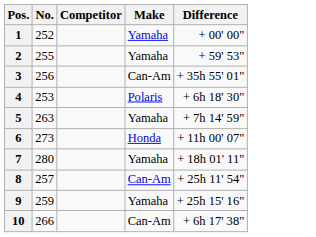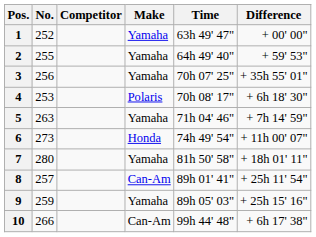+ column: (205, 14)
(149, 76) Can-Am -> (148, 76) Yamaha
